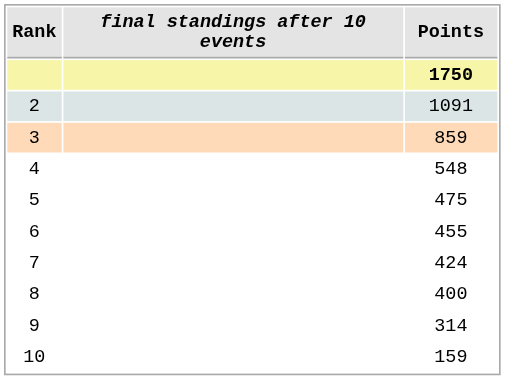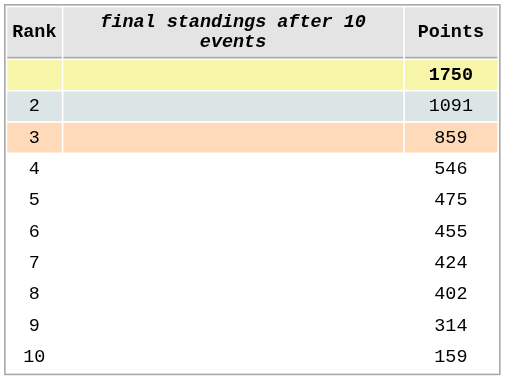(451, 169) 548 -> (451, 169) 546
(451, 294) 400 -> (451, 294) 402
